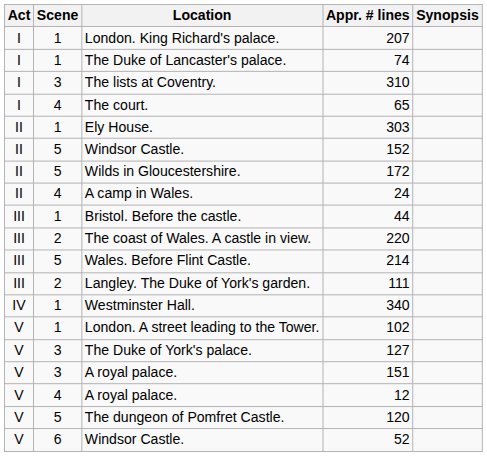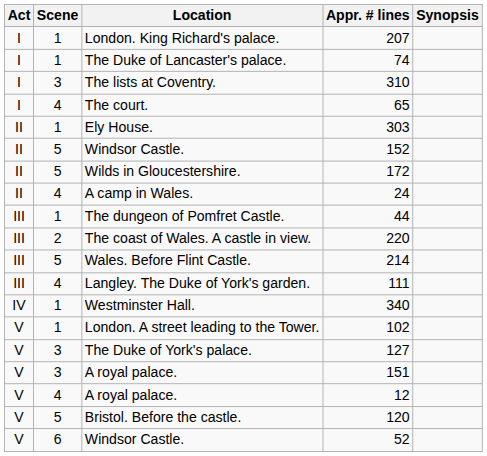(163, 216) Bristol. Before the castle. -> (185, 216) The dungeon of Pomfret Castle.
(58, 283) 2 -> (58, 283) 4
(185, 417) The dungeon of Pomfret Castle. -> (163, 417) Bristol. Before the castle.
